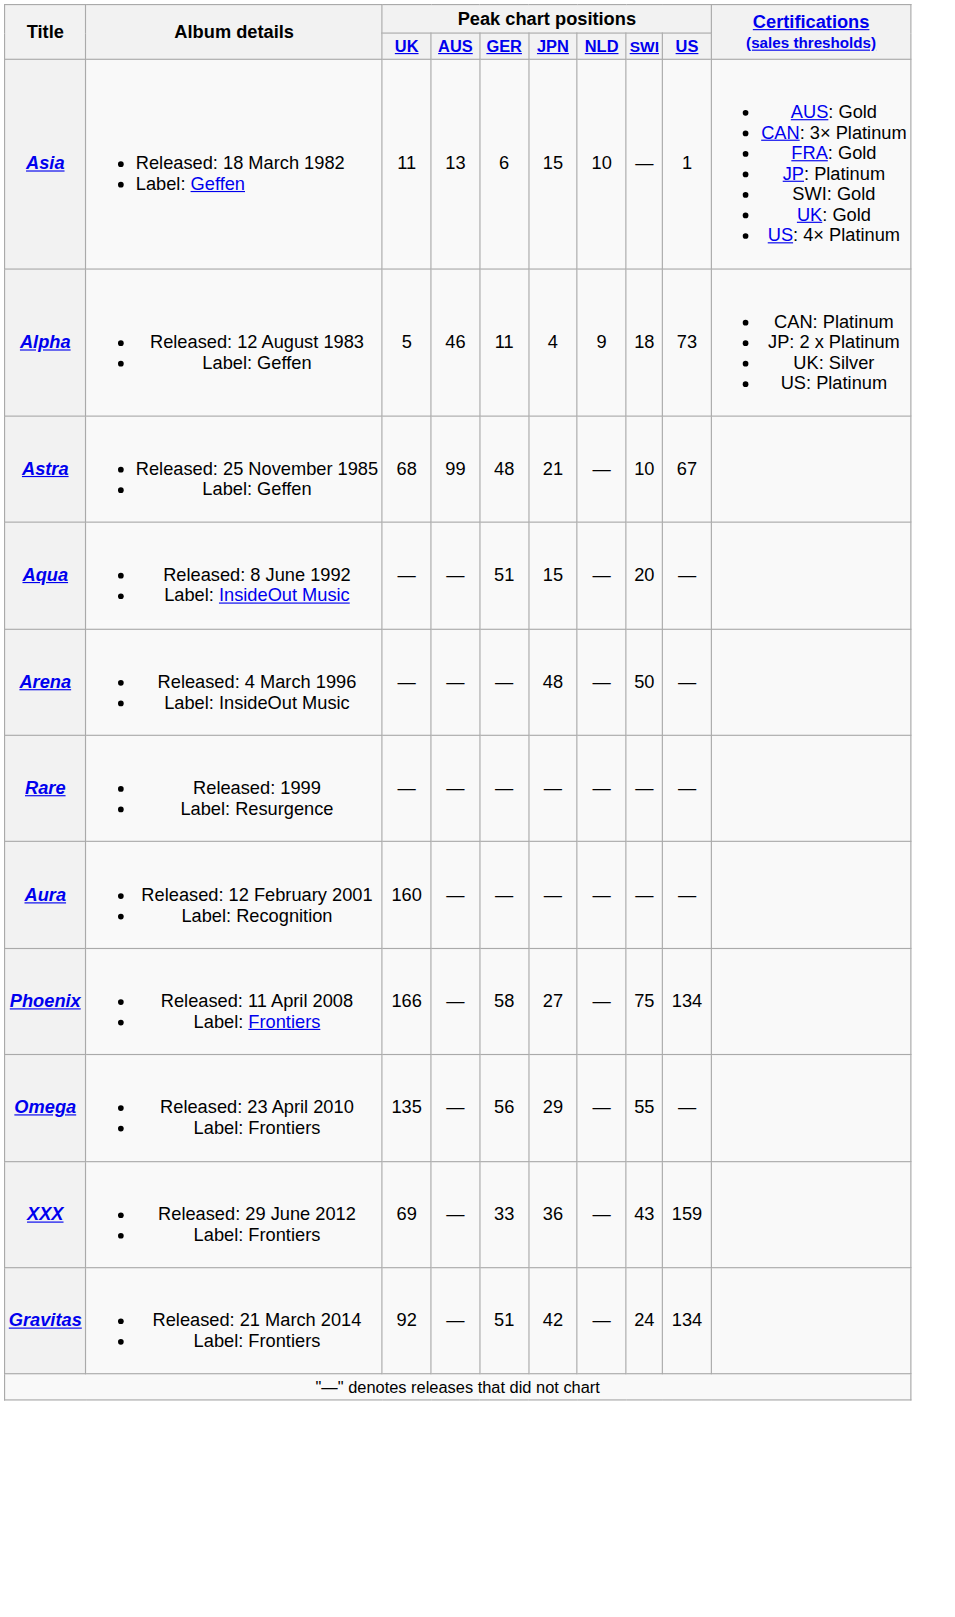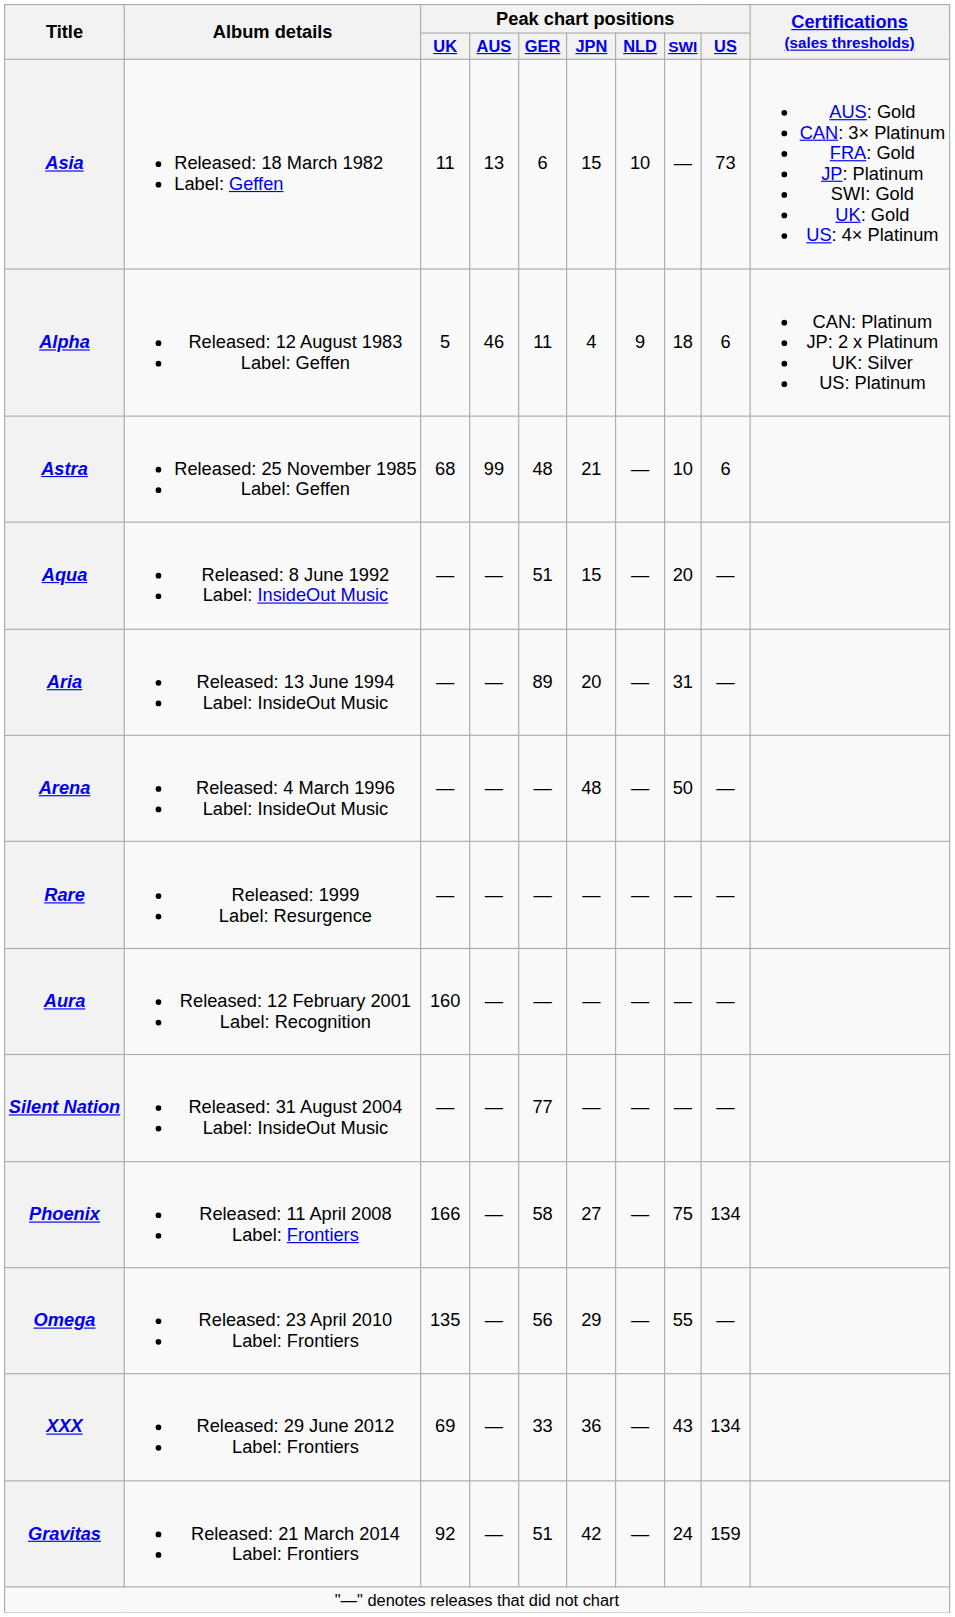(687, 163) 1 -> (725, 163) 73
(687, 342) 73 -> (725, 342) 6
(687, 469) 67 -> (725, 469) 6
+ row: (65, 682)
+ row: (65, 1107)
(687, 1214) 159 -> (725, 1427) 134
(687, 1320) 134 -> (725, 1533) 159
